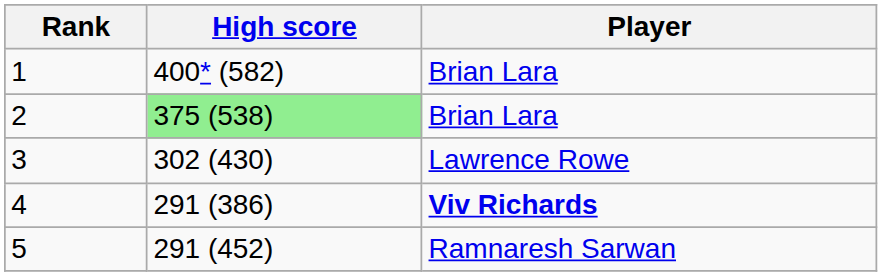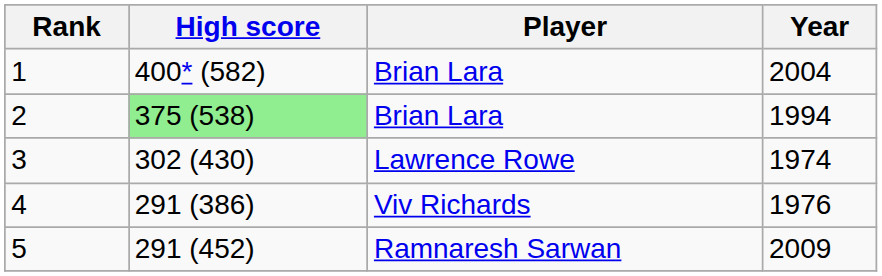+ column: (820, 26)
(513, 204) bold -> (452, 204) normal
